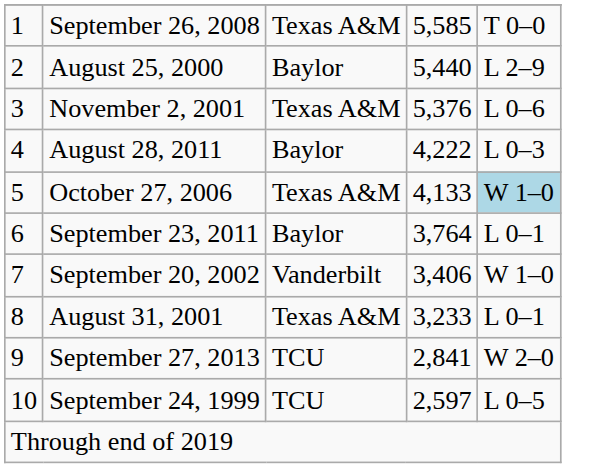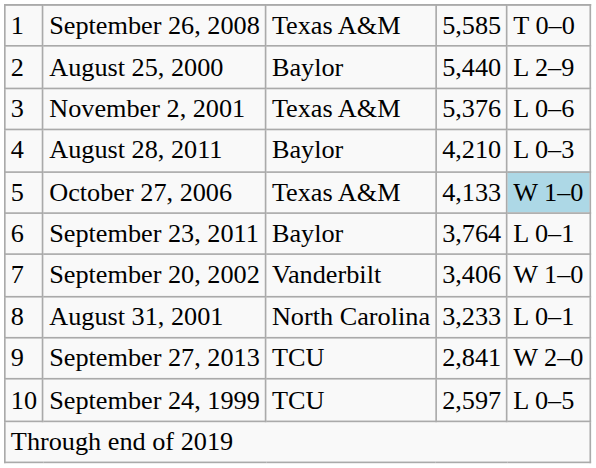(442, 150) 4,222 -> (472, 150) 4,210
(336, 316) Texas A&M -> (351, 316) North Carolina
